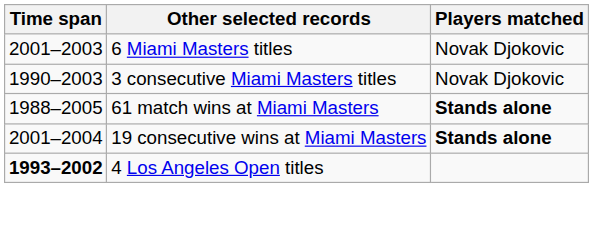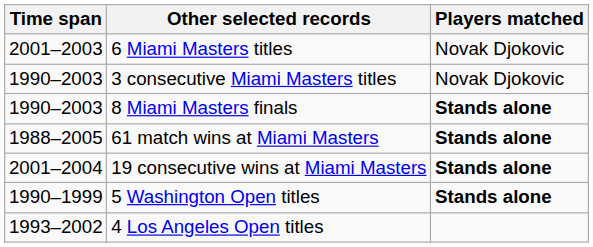+ row: (204, 108)
+ row: (215, 197)
(56, 167) bold -> (56, 227) normal
